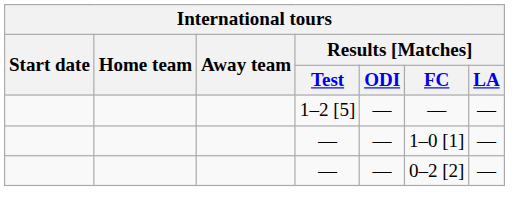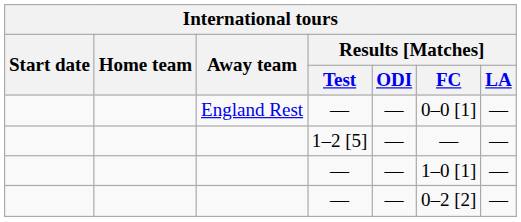+ row: (252, 110)
